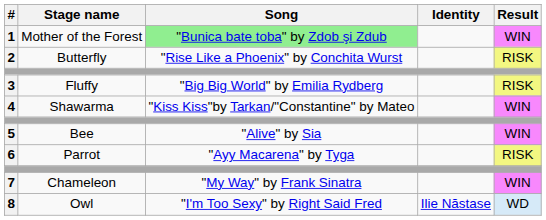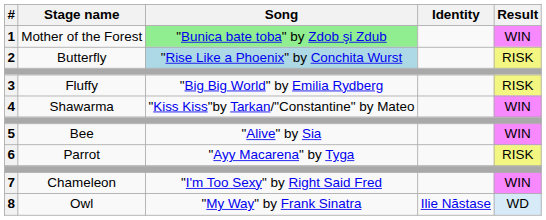(281, 57) no background -> (281, 57) lightblue background
(281, 182) "My Way" by Frank Sinatra -> (281, 182) "I'm Too Sexy" by Right Said Fred
(281, 204) "I'm Too Sexy" by Right Said Fred -> (281, 204) "My Way" by Frank Sinatra
